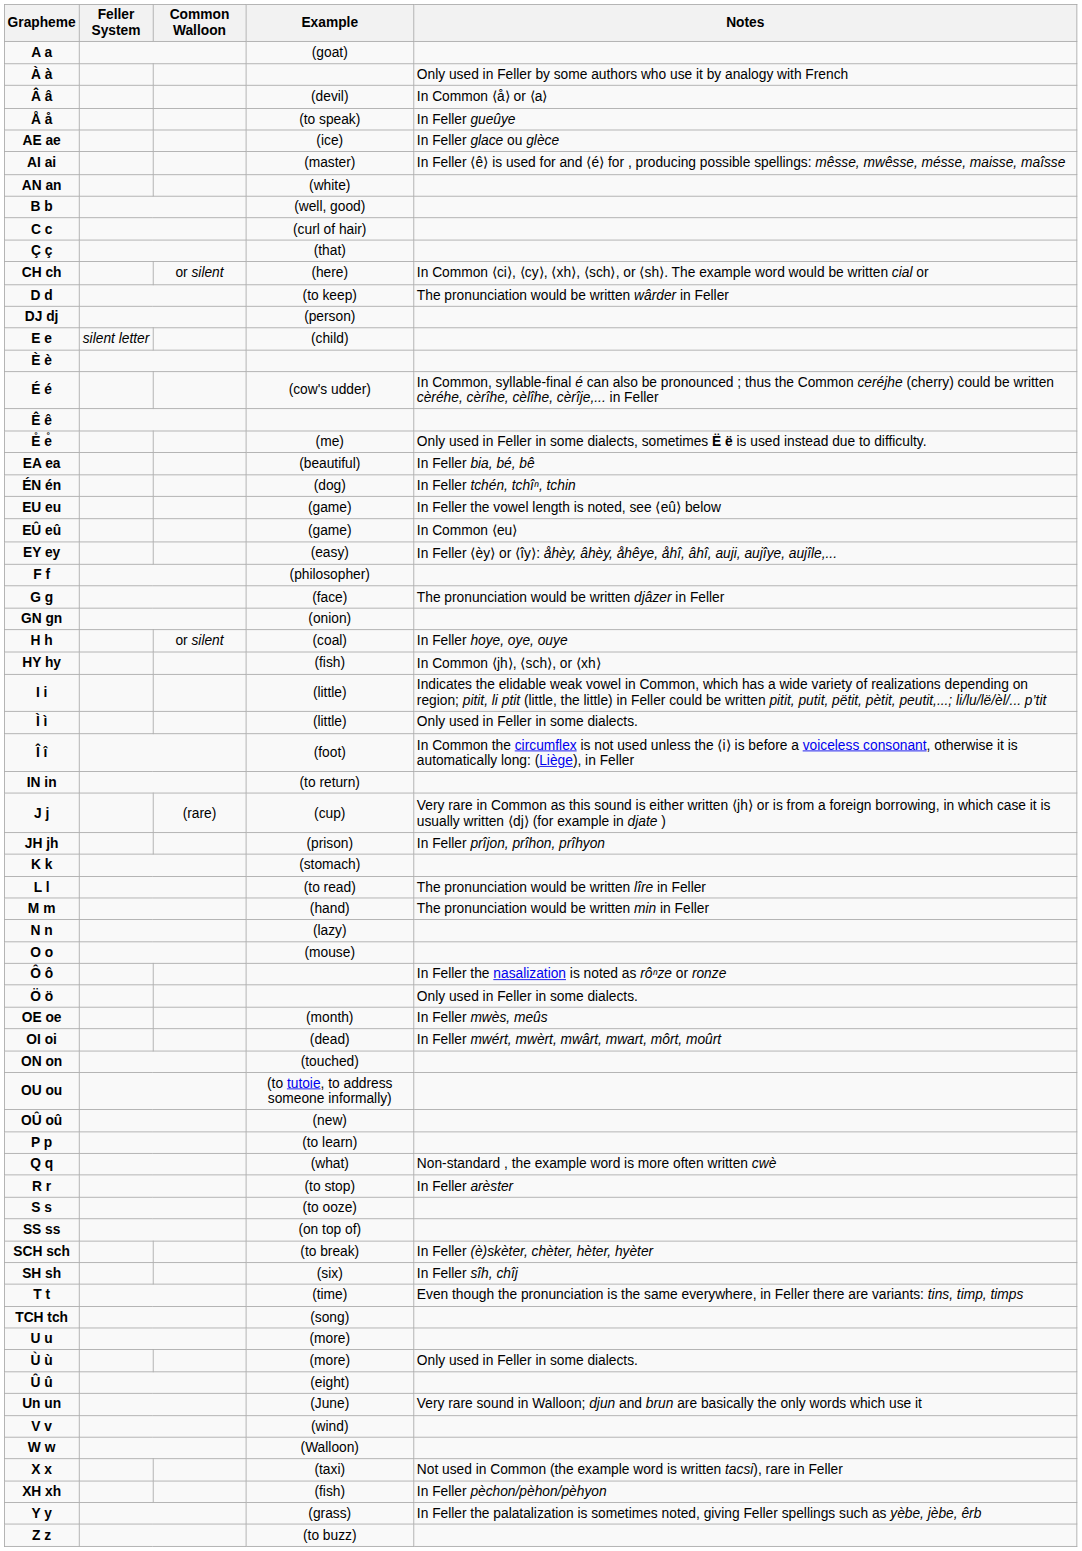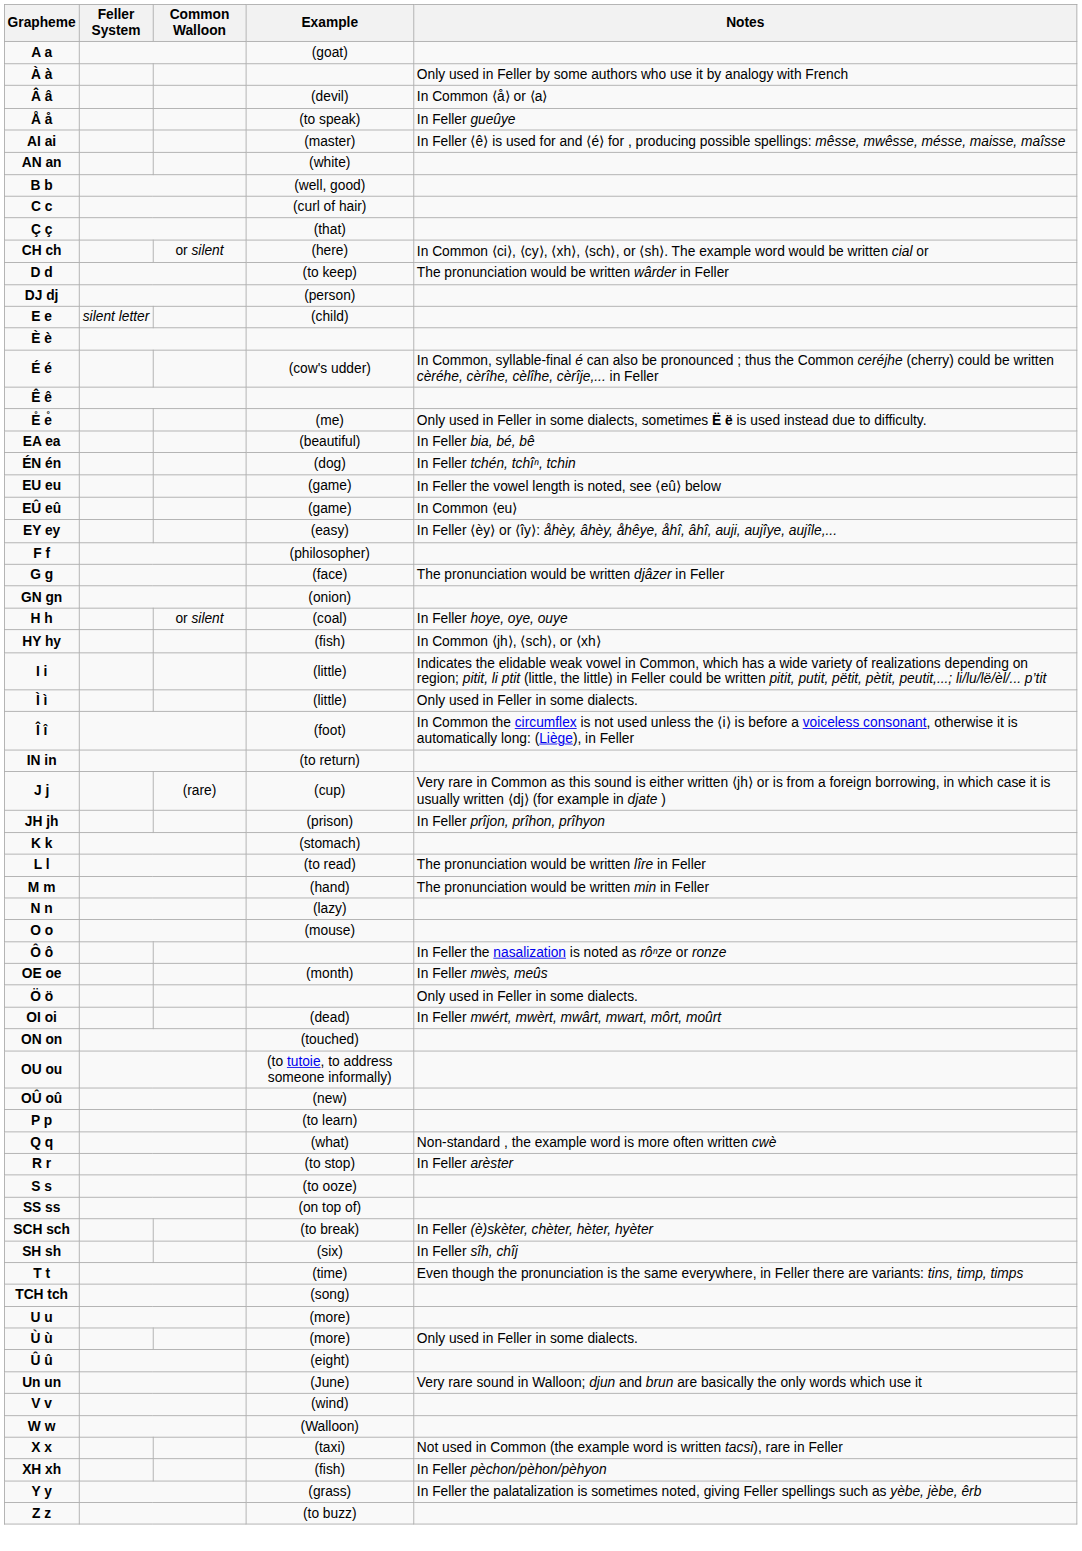- row: (42, 140)
rows swapped: (42, 996) <-> (42, 1017)
